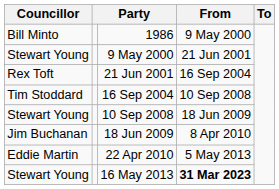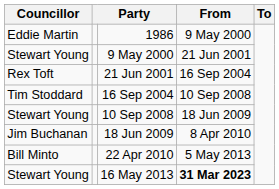(33, 34) Bill Minto -> (43, 34) Eddie Martin
(43, 154) Eddie Martin -> (33, 154) Bill Minto
